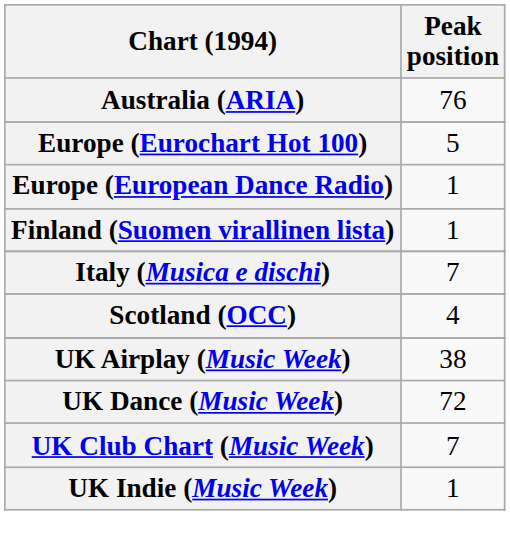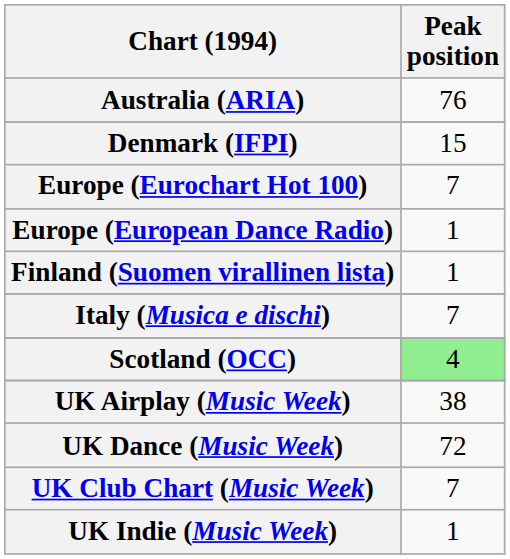+ row: (203, 142)
(453, 142) 5 -> (453, 186) 7
(453, 315) no background -> (453, 358) lightgreen background
